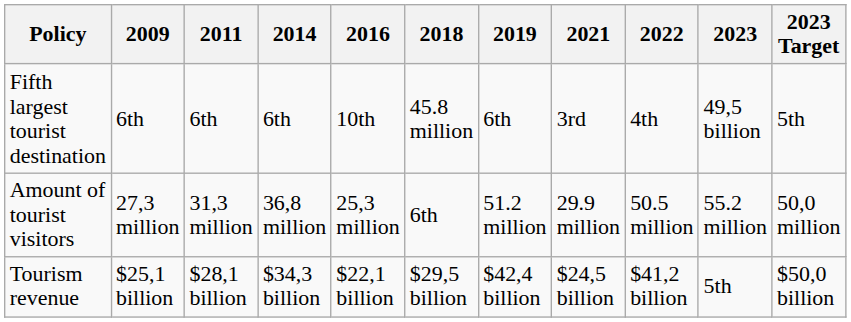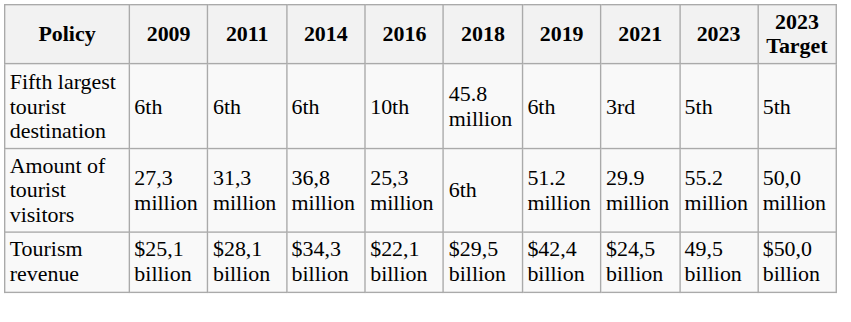- column: (662, 34)
(732, 118) 49,5 billion -> (699, 105) 5th
(718, 286) 5th -> (713, 261) 49,5 billion
